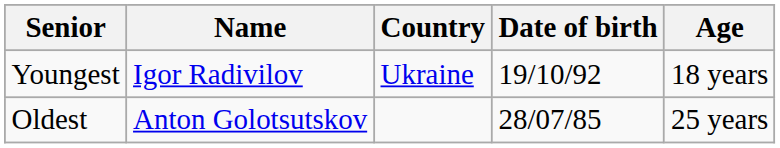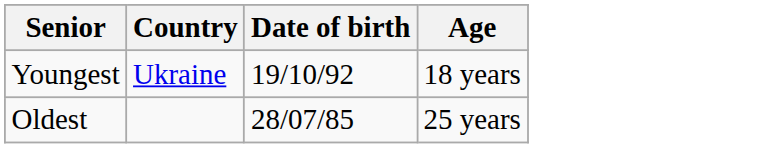- column: (250, 27)
